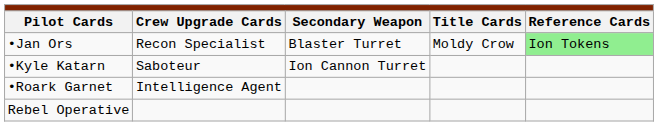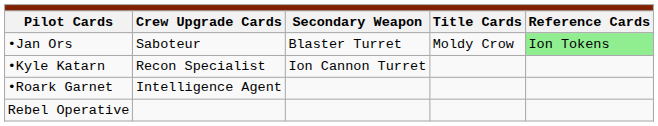(201, 44) Recon Specialist -> (168, 44) Saboteur
(168, 66) Saboteur -> (201, 66) Recon Specialist
